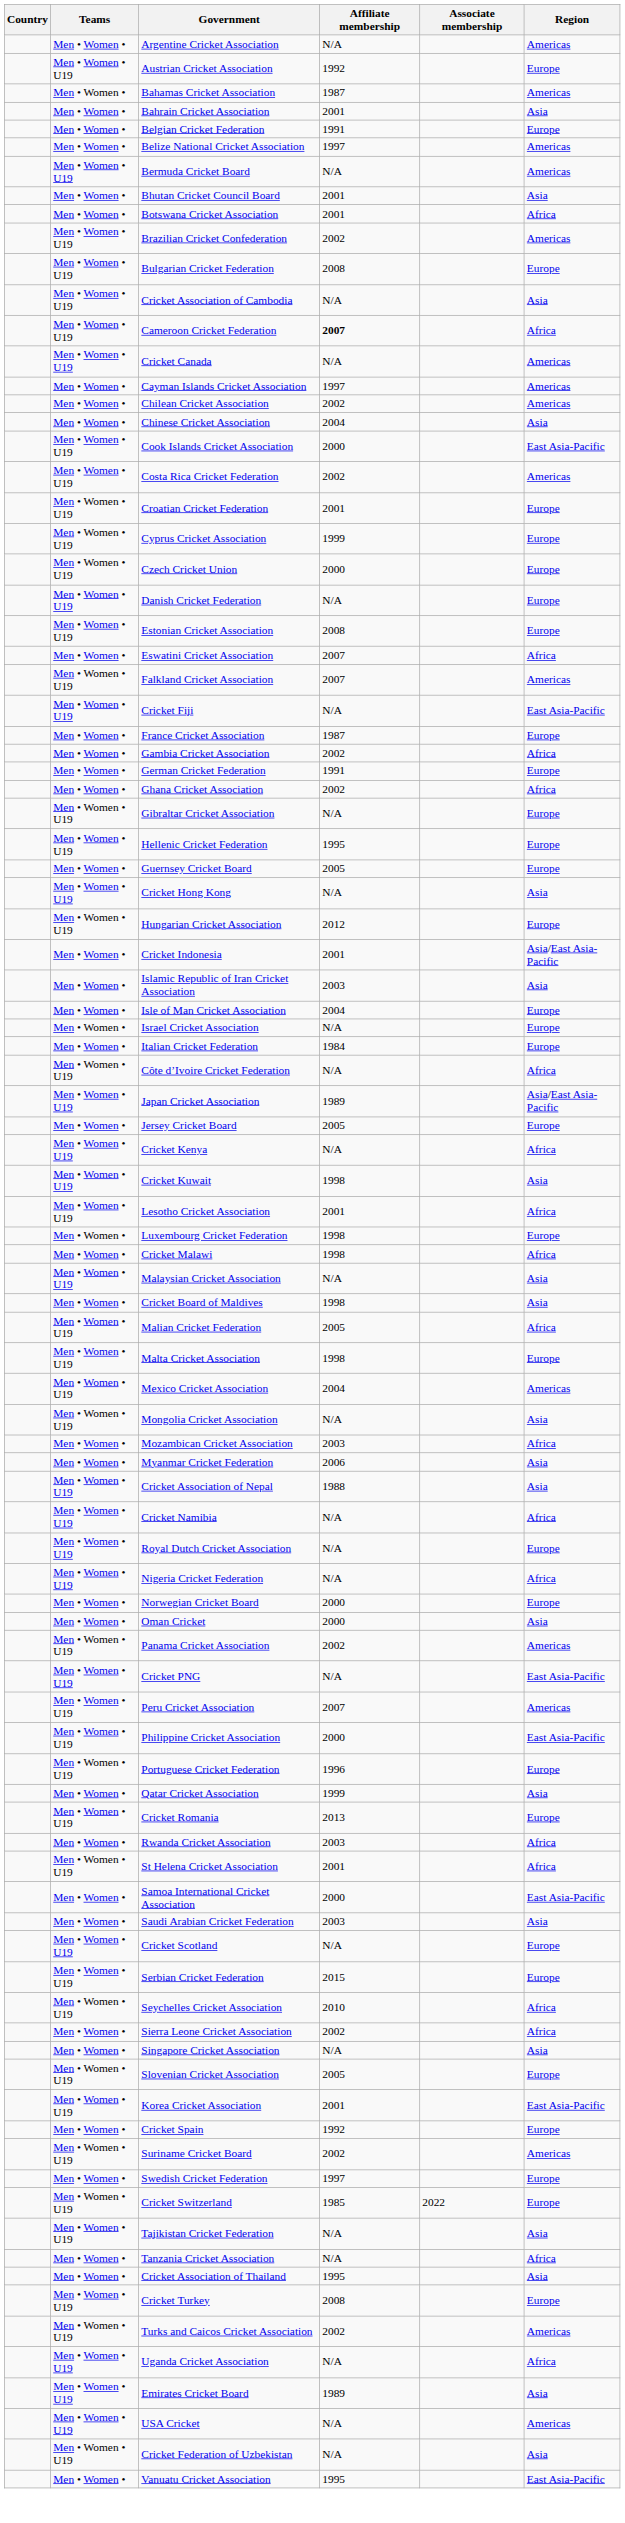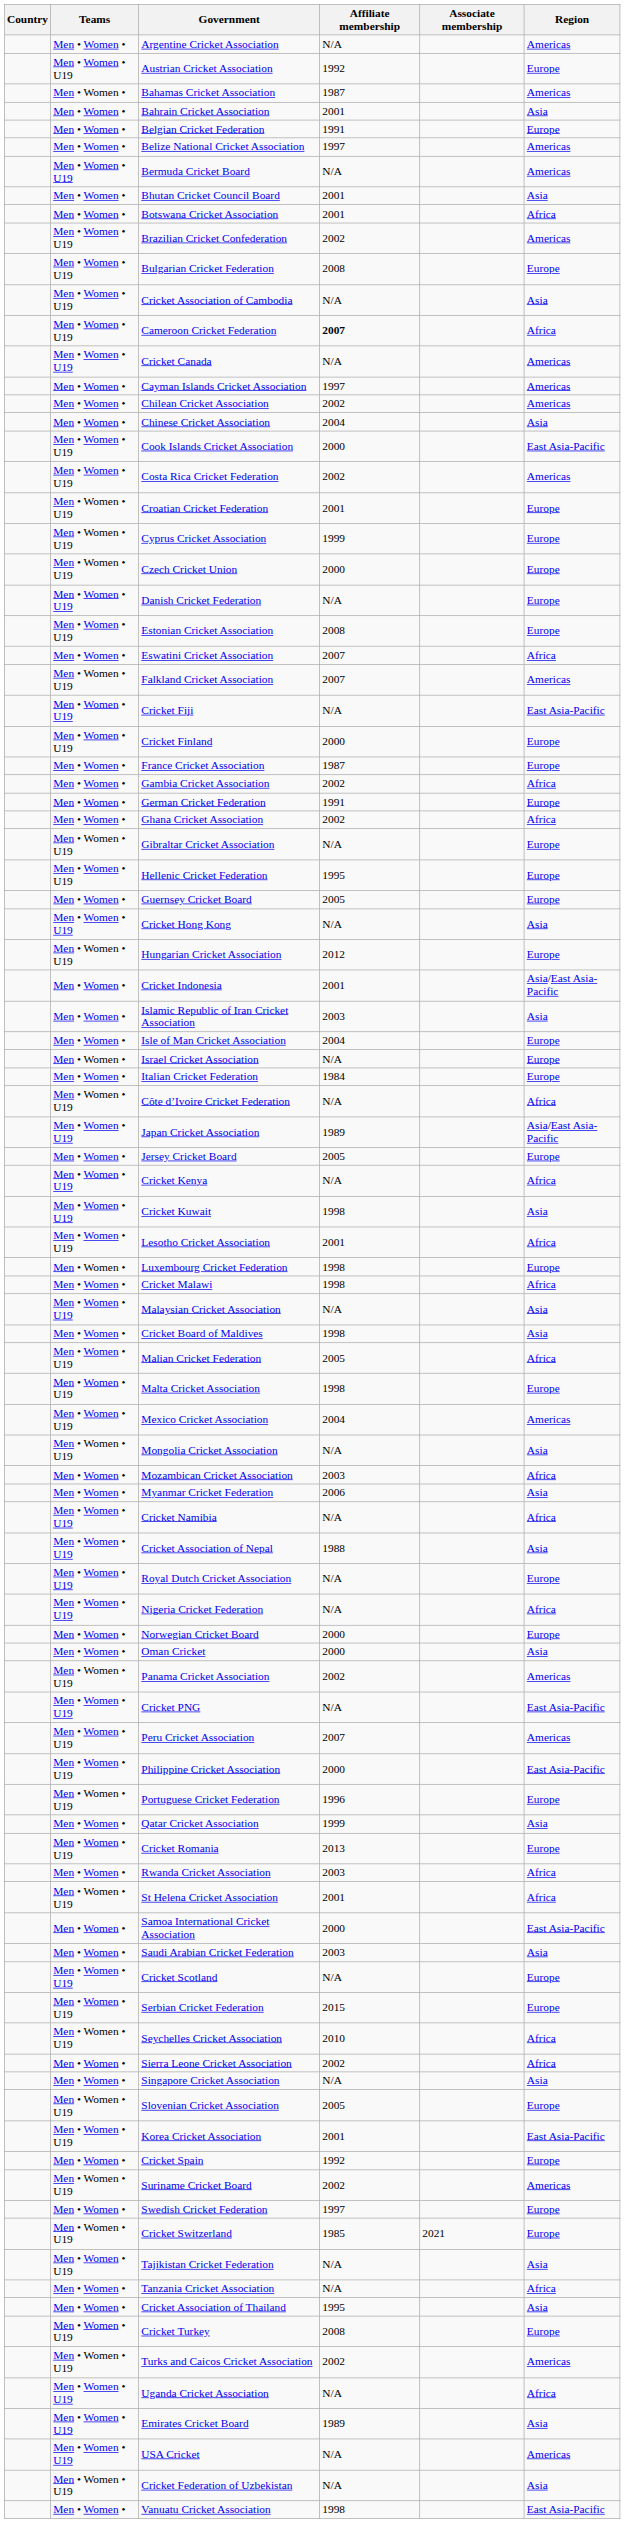+ row: (177, 741)
rows swapped: (179, 1517) <-> (207, 1486)
(434, 2203) 2022 -> (434, 2233) 2021
(334, 2479) 1995 -> (334, 2509) 1998
